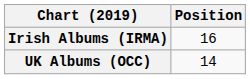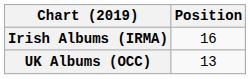(208, 62) 14 -> (208, 62) 13
